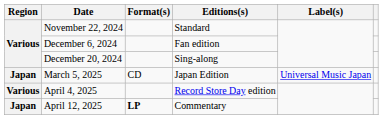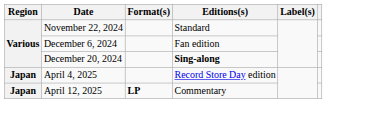(196, 59) normal -> (197, 59) bold
- row: (73, 75)
(23, 91) Various -> (23, 75) Japan
